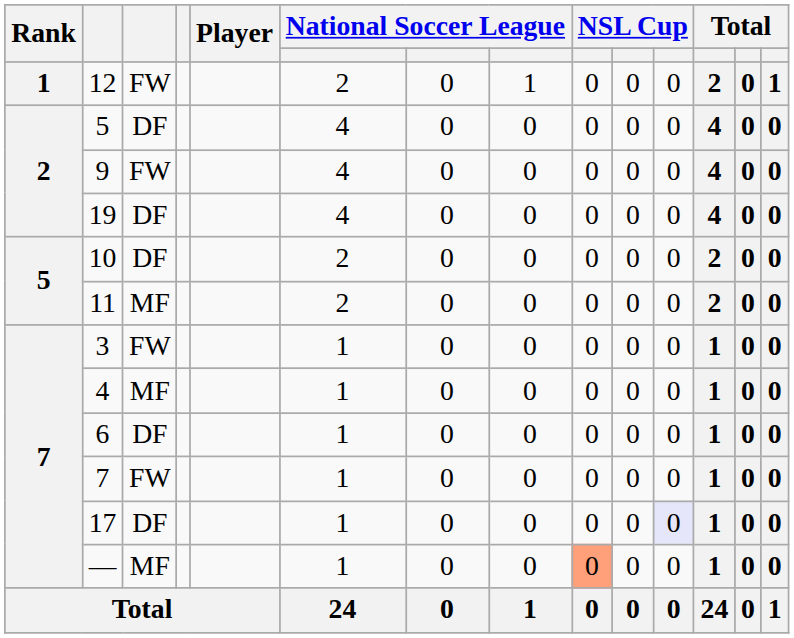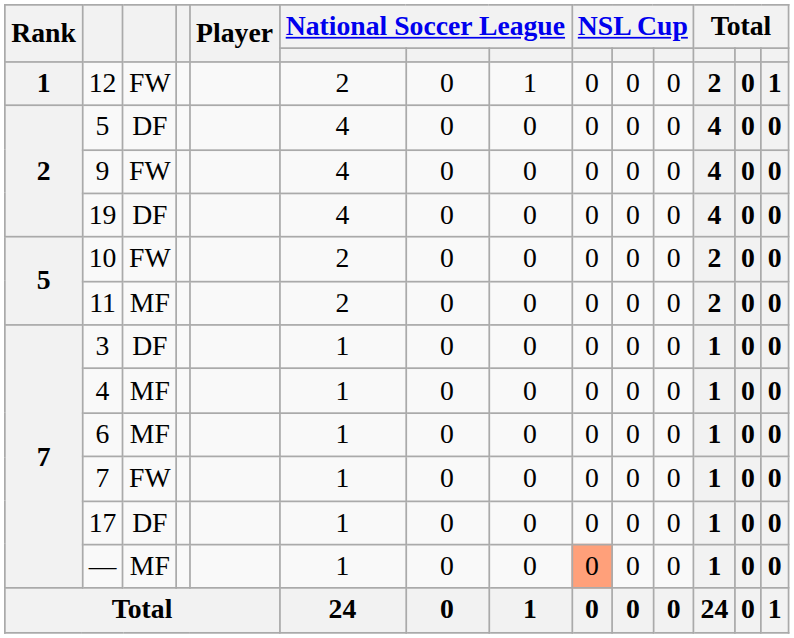(150, 258) DF -> (150, 258) FW
(150, 346) FW -> (150, 346) DF
(150, 434) DF -> (150, 434) MF
(674, 522) lavender background -> (674, 522) no background
